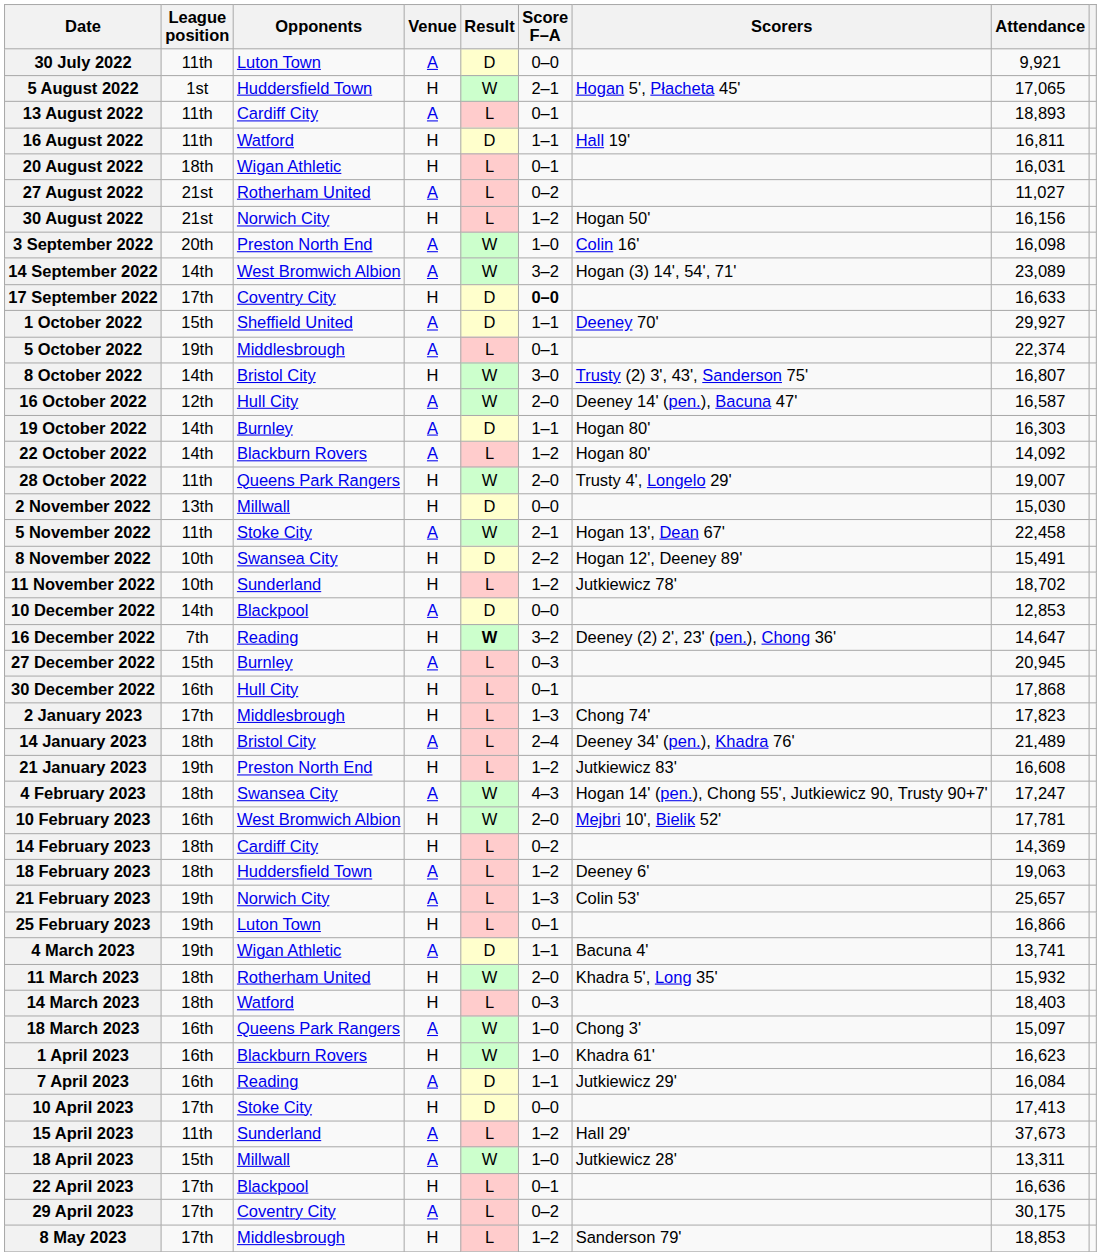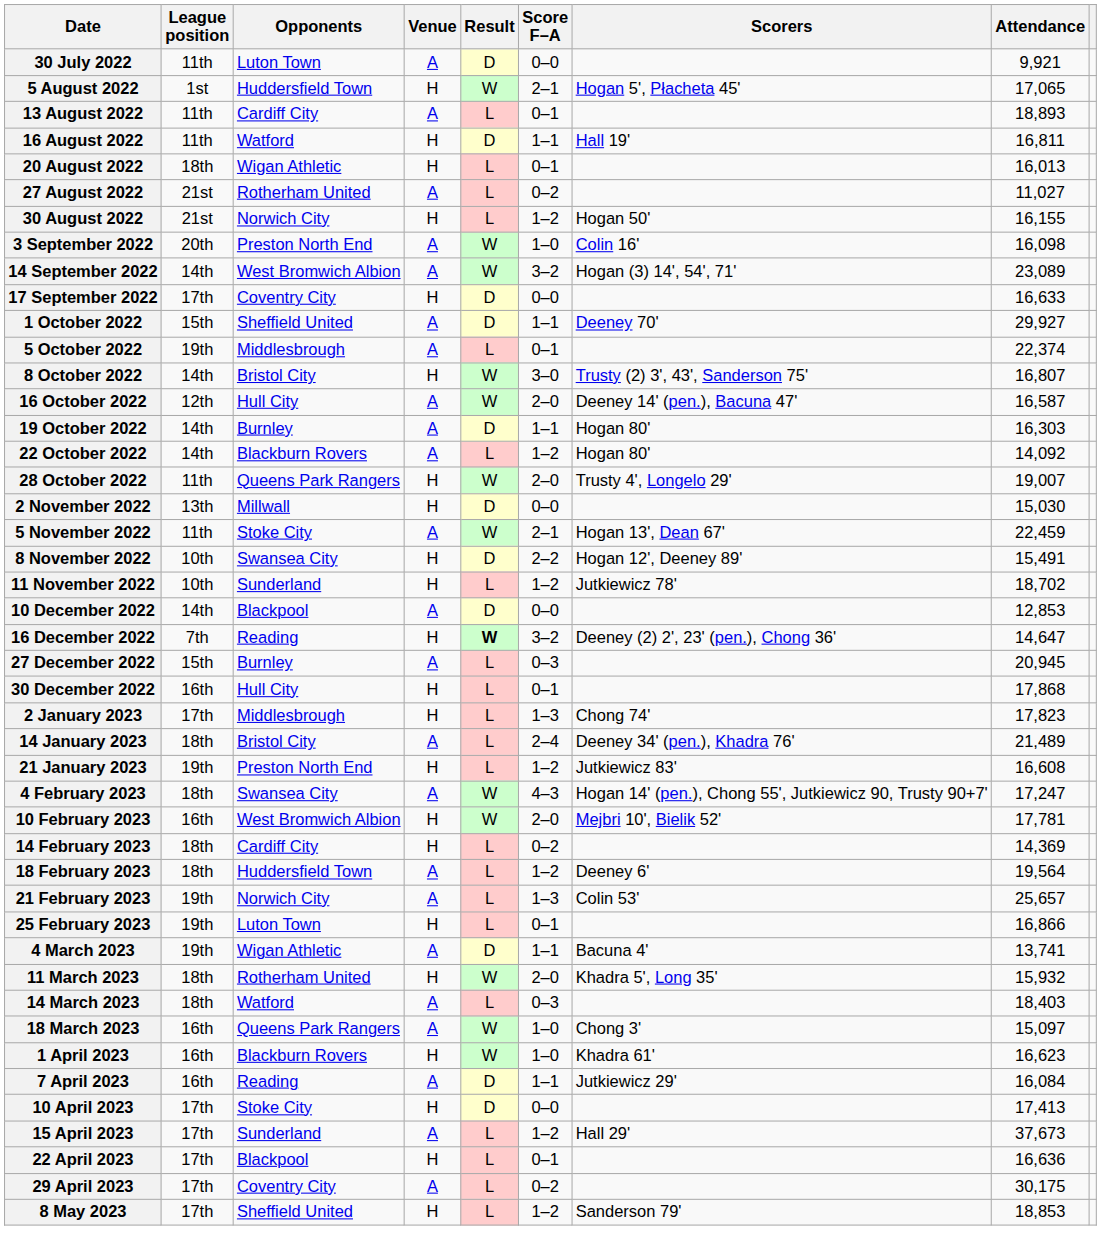(1040, 166) 16,031 -> (1040, 166) 16,013
(1040, 219) 16,156 -> (1040, 219) 16,155
(545, 297) bold -> (545, 297) normal
(1040, 532) 22,458 -> (1040, 532) 22,459
(1040, 872) 19,063 -> (1040, 872) 19,564
(432, 1003) H -> (432, 1003) A
(197, 1133) 11th -> (197, 1133) 17th
- row: (83, 1159)
(291, 1238) Middlesbrough -> (295, 1212) Sheffield United
